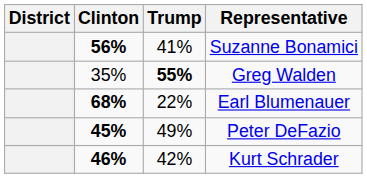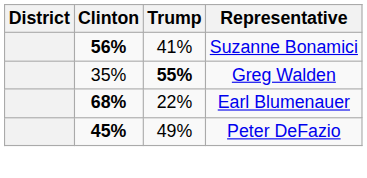- row: (284, 159)
